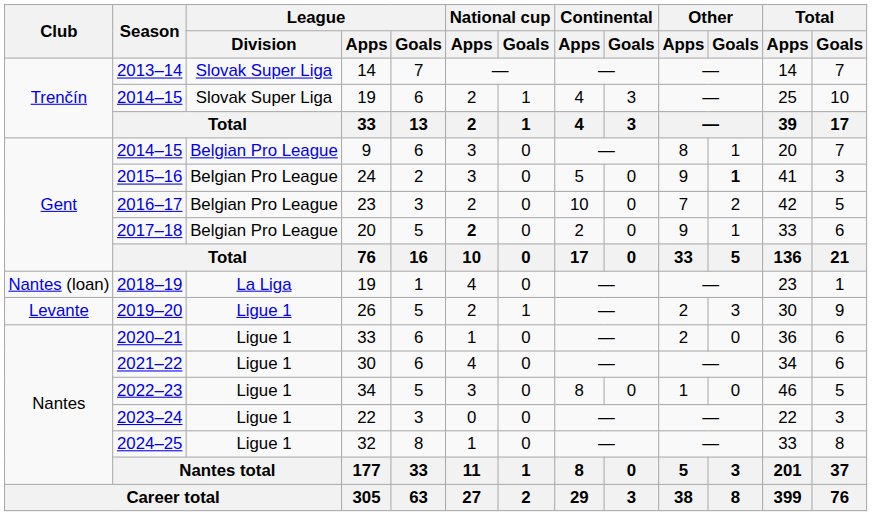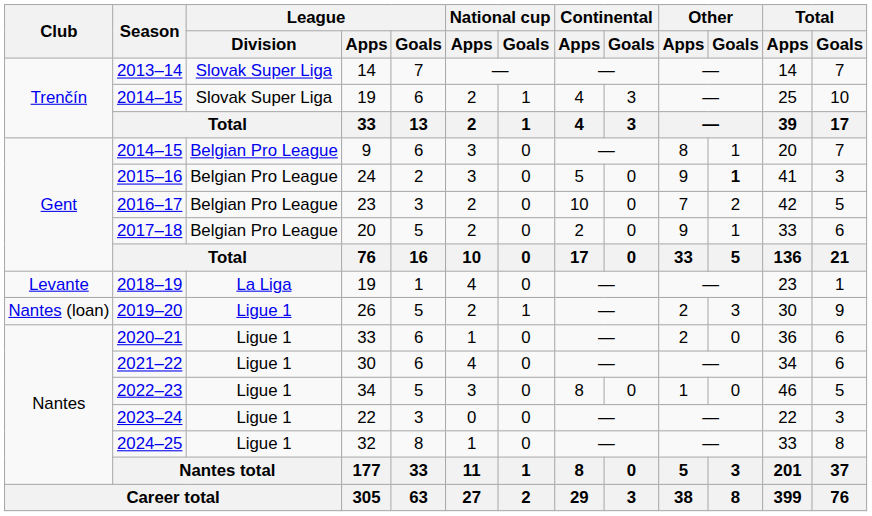(472, 230) bold -> (472, 230) normal
(59, 284) Nantes (loan) -> (59, 284) Levante
(59, 310) Levante -> (59, 310) Nantes (loan)
